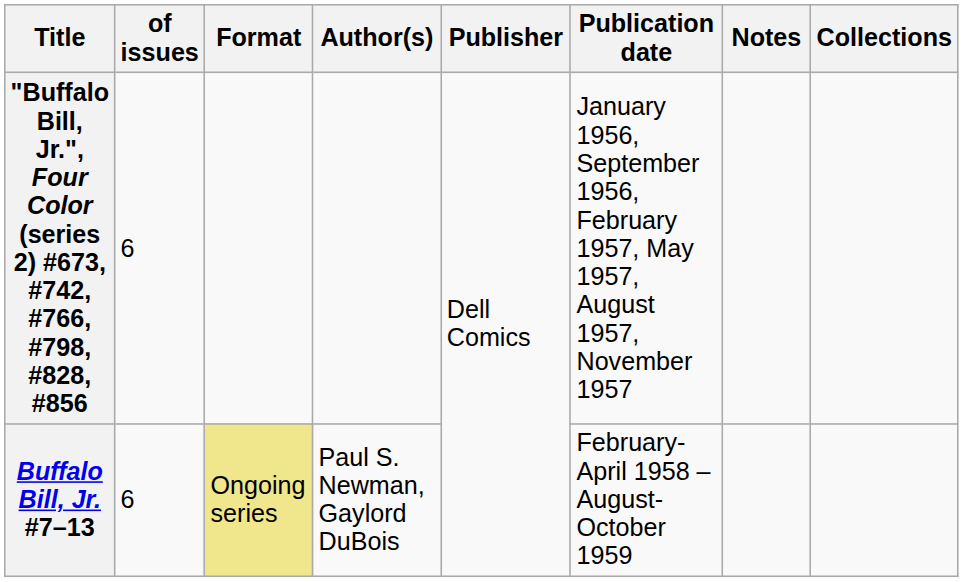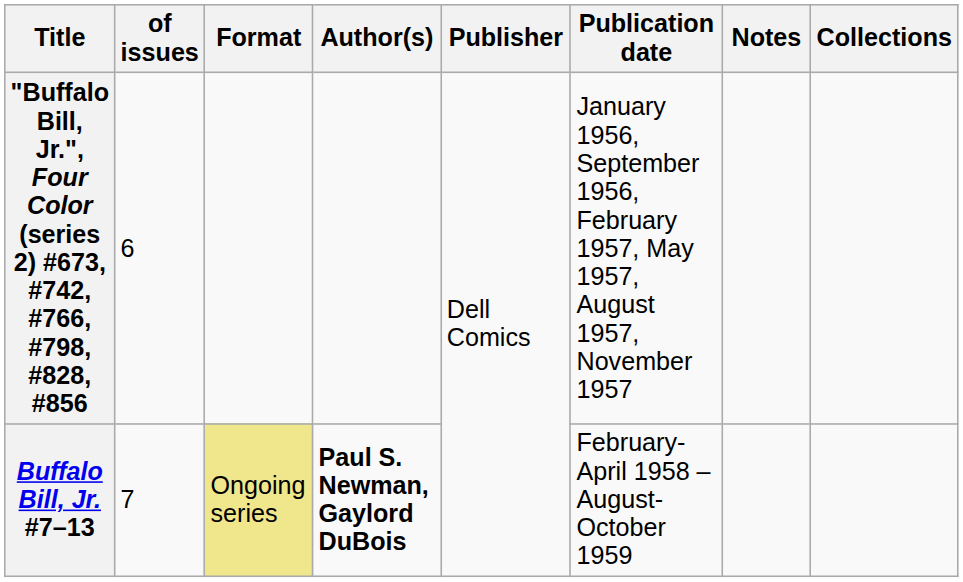(128, 499) 6 -> (128, 499) 7
(372, 499) normal -> (374, 499) bold
